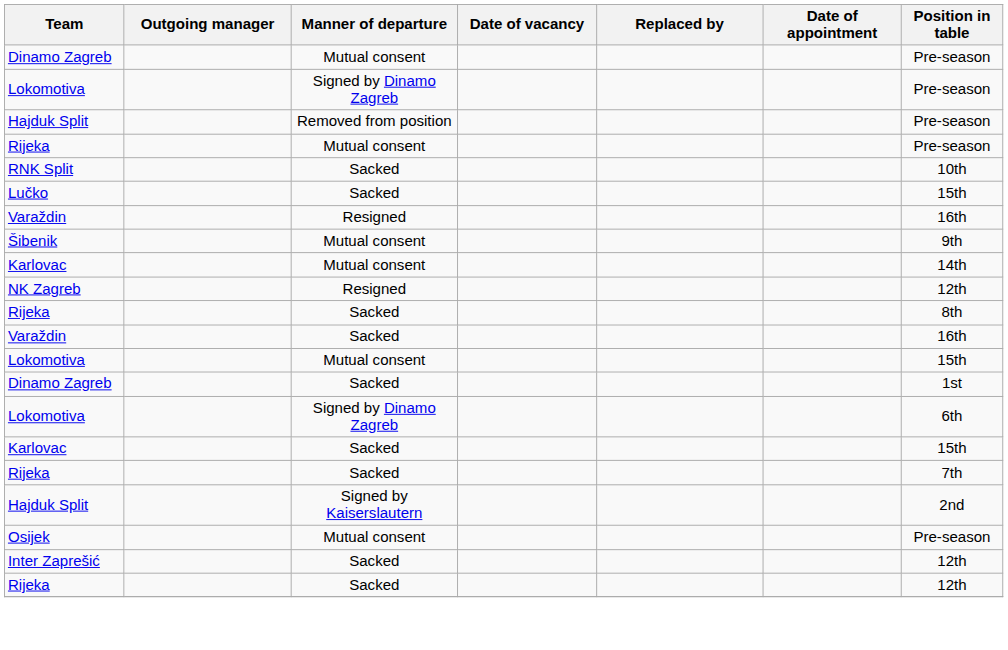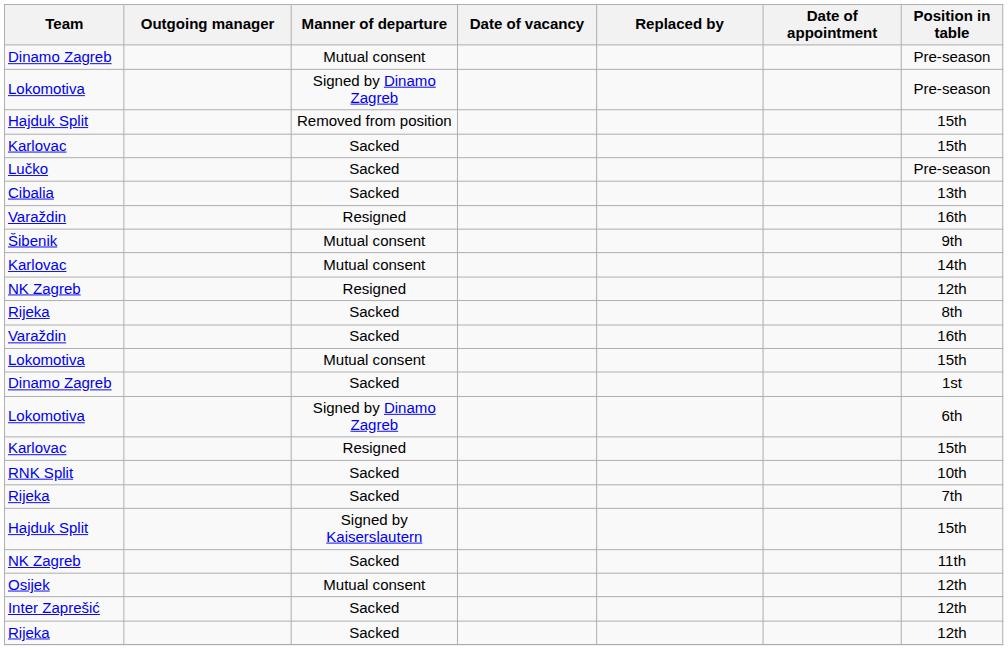(952, 121) Pre-season -> (952, 121) 15th
- row: (29, 145)
rows swapped: (41, 169) <-> (37, 448)
(952, 193) 15th -> (952, 169) Pre-season
+ row: (31, 193)
+ row: (37, 448)
(952, 504) 2nd -> (952, 528) 15th
+ row: (44, 561)
(952, 537) Pre-season -> (952, 585) 12th
